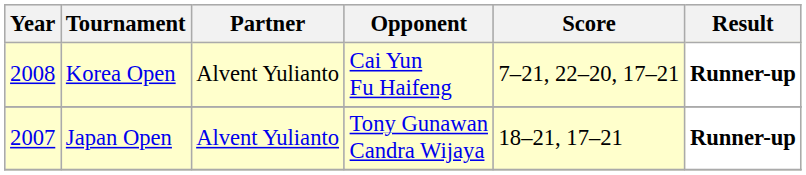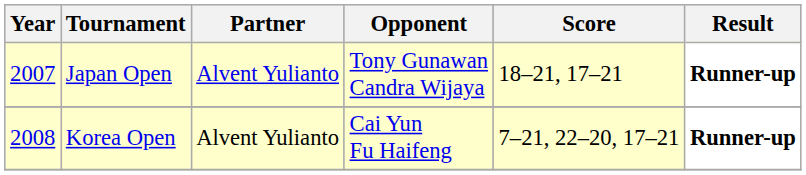rows swapped: (119, 138) <-> (121, 74)
